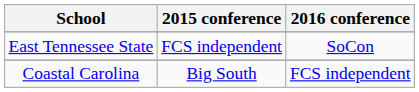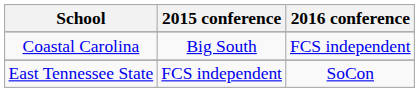rows swapped: (81, 73) <-> (81, 45)
